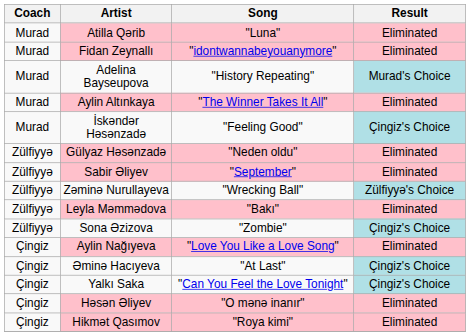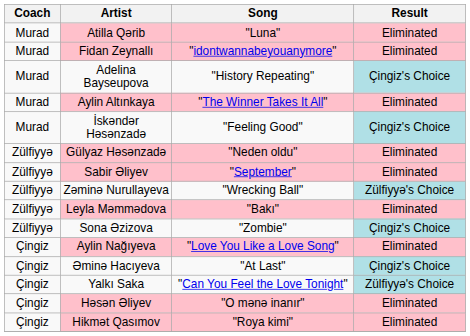(410, 76) Murad's Choice -> (410, 76) Çingiz's Choice
(410, 284) Çingiz's Choice -> (410, 284) Zülfiyyə's Choice
